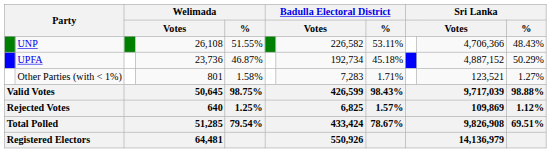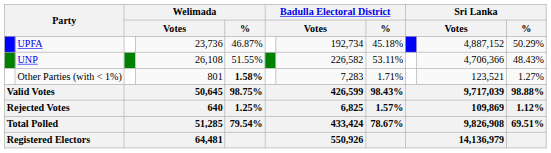rows swapped: (28, 44) <-> (30, 60)
(250, 76) normal -> (249, 76) bold
